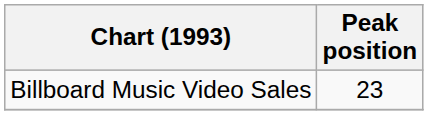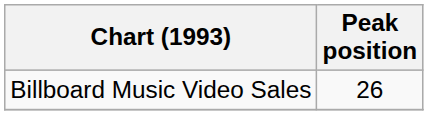(370, 89) 23 -> (370, 89) 26
